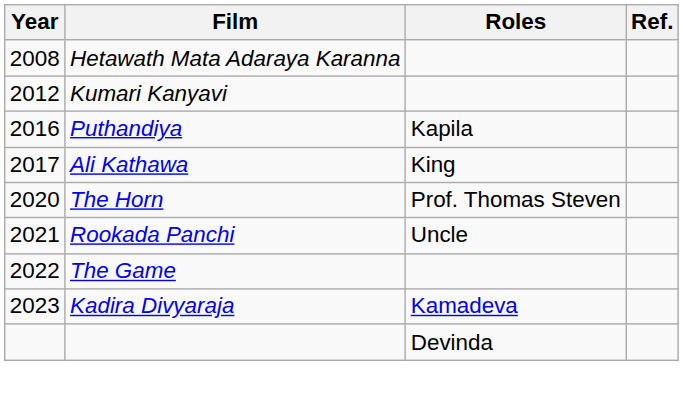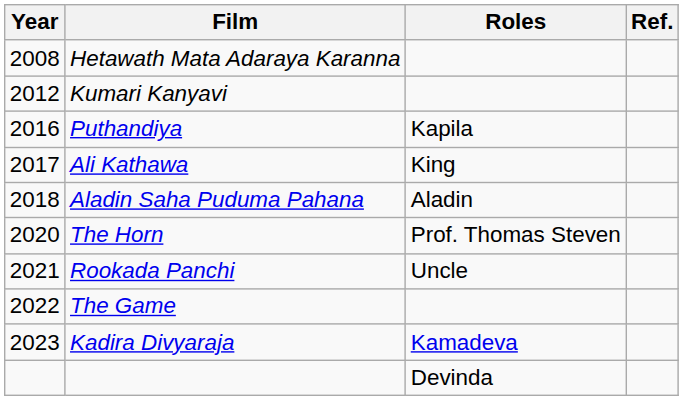+ row: (217, 199)
